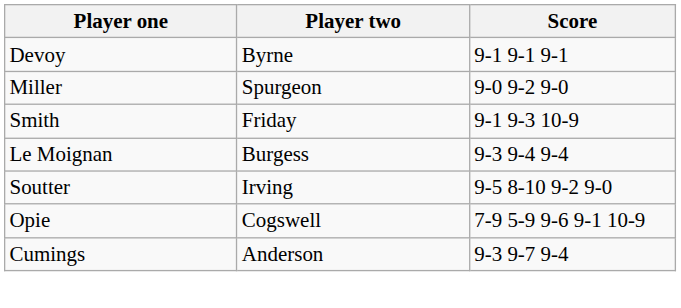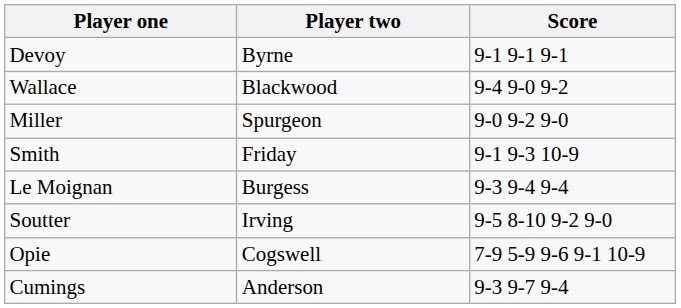+ row: (43, 87)
